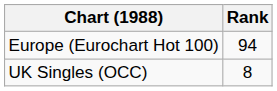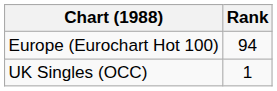(248, 72) 8 -> (248, 72) 1
